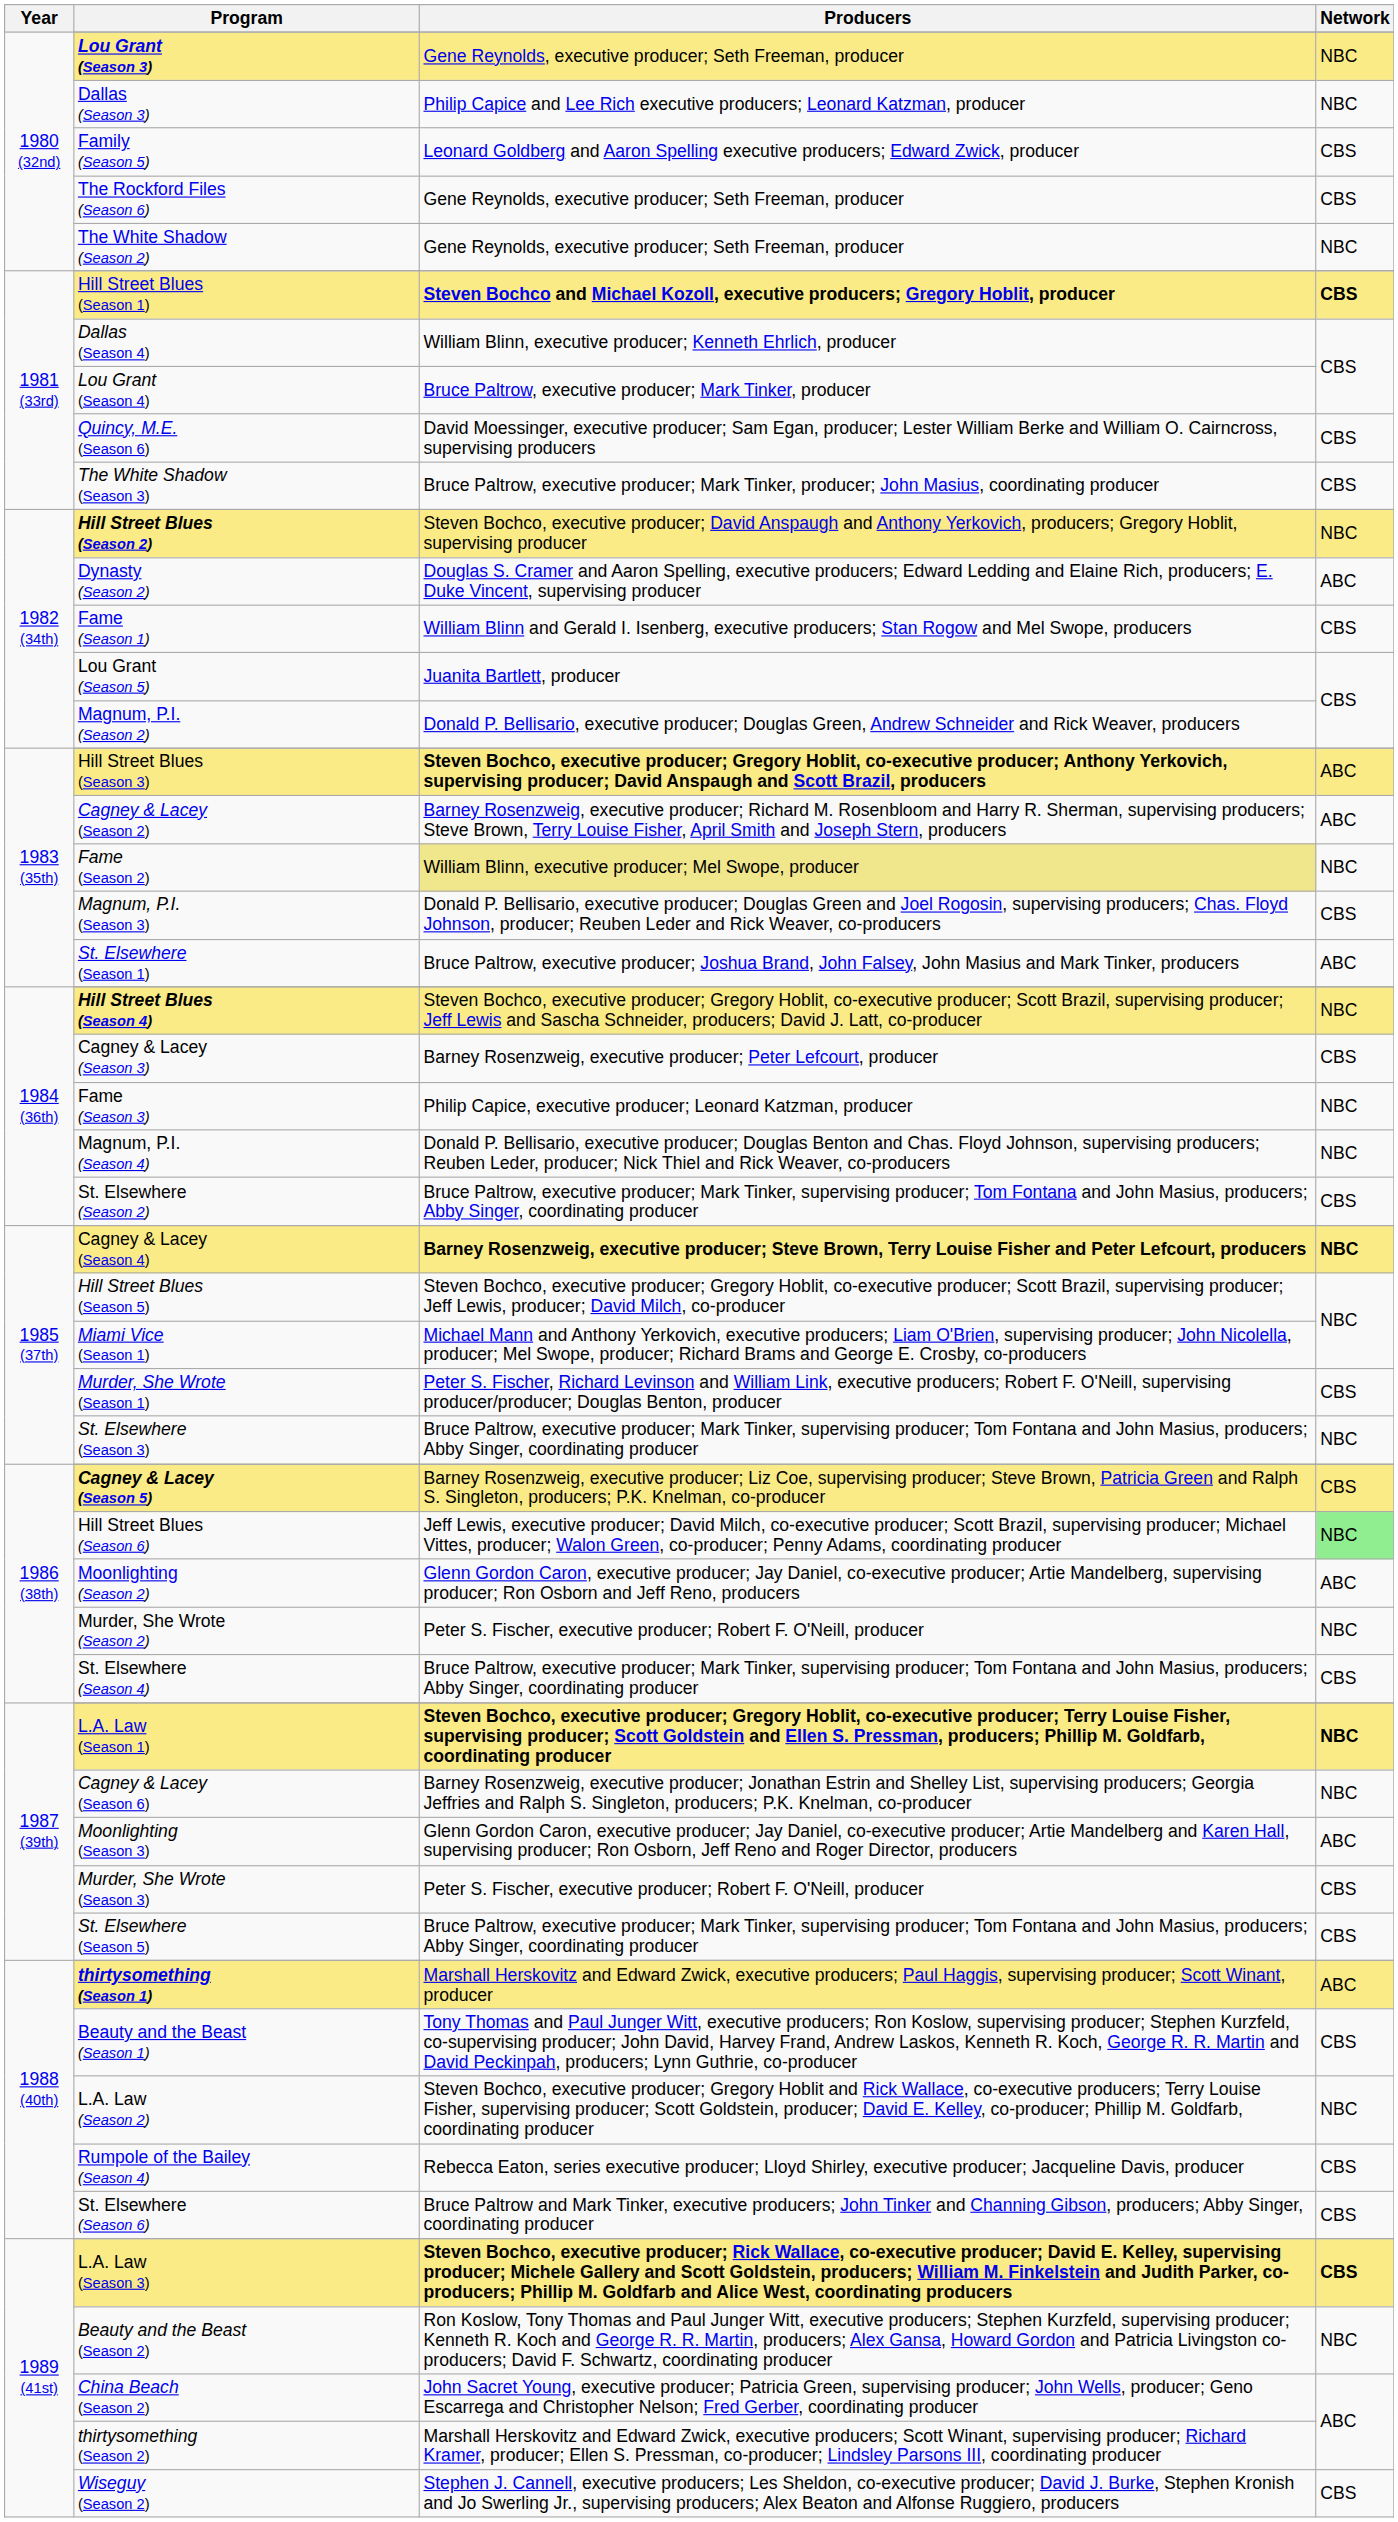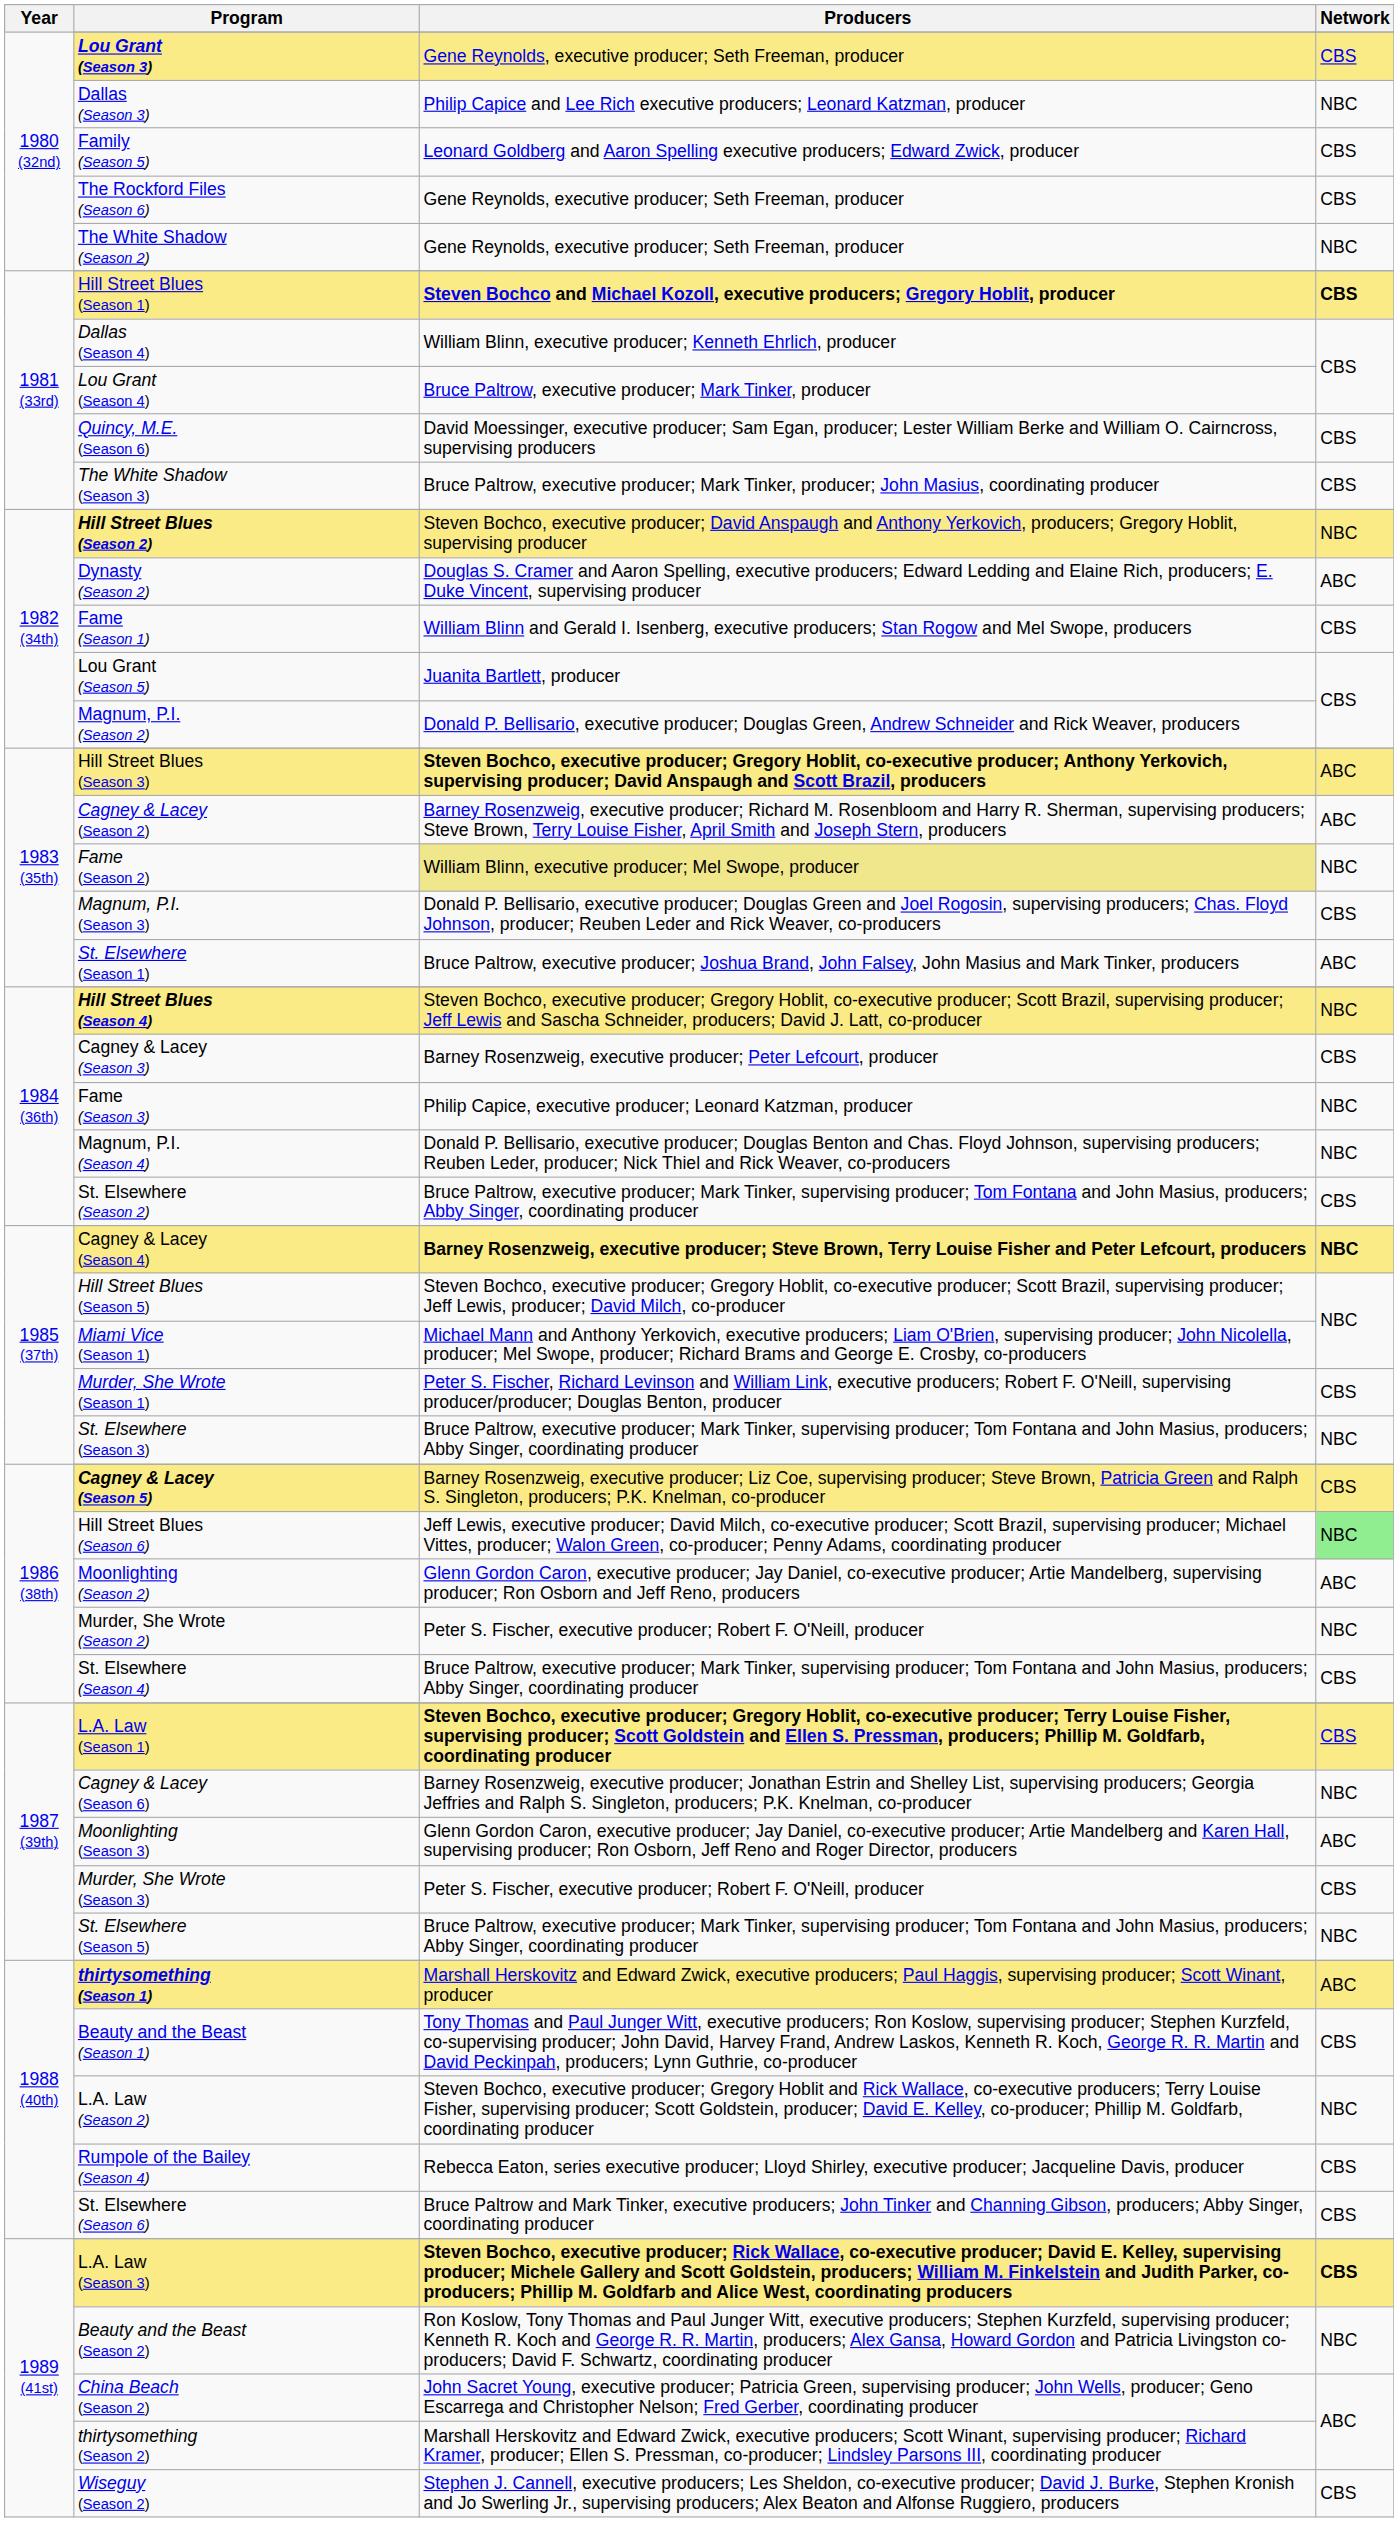(1339, 56) NBC -> (1338, 56) CBS
(1339, 1736) NBC -> (1338, 1736) CBS
(1338, 1936) CBS -> (1339, 1936) NBC
